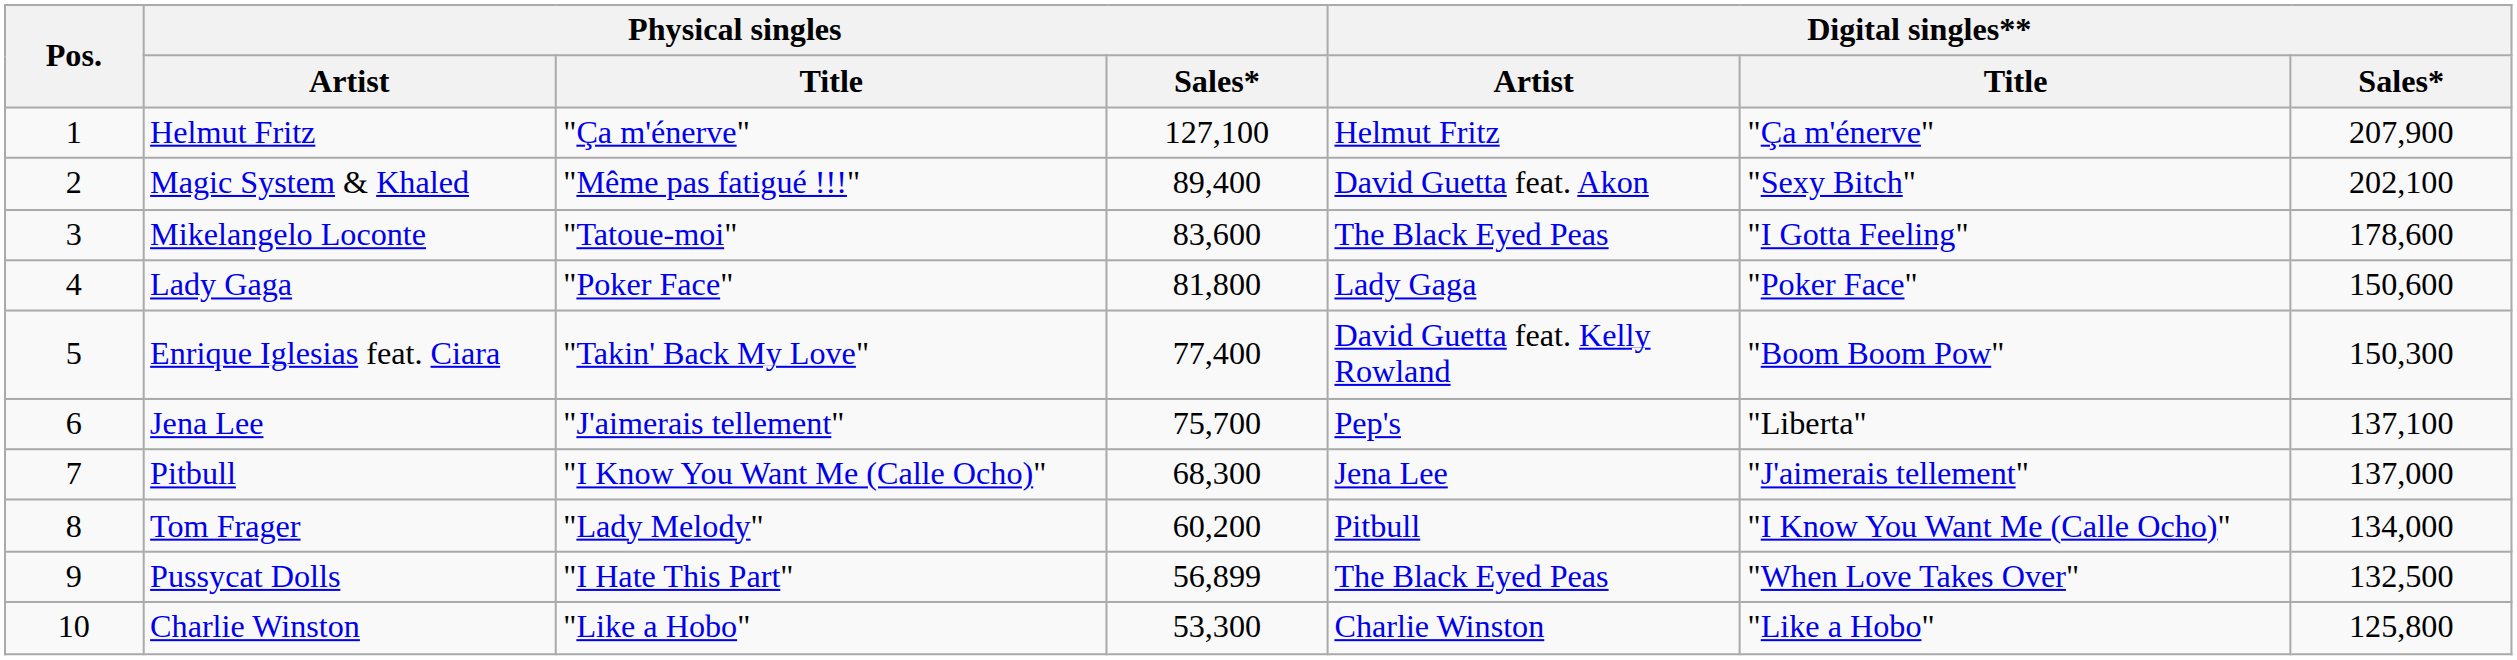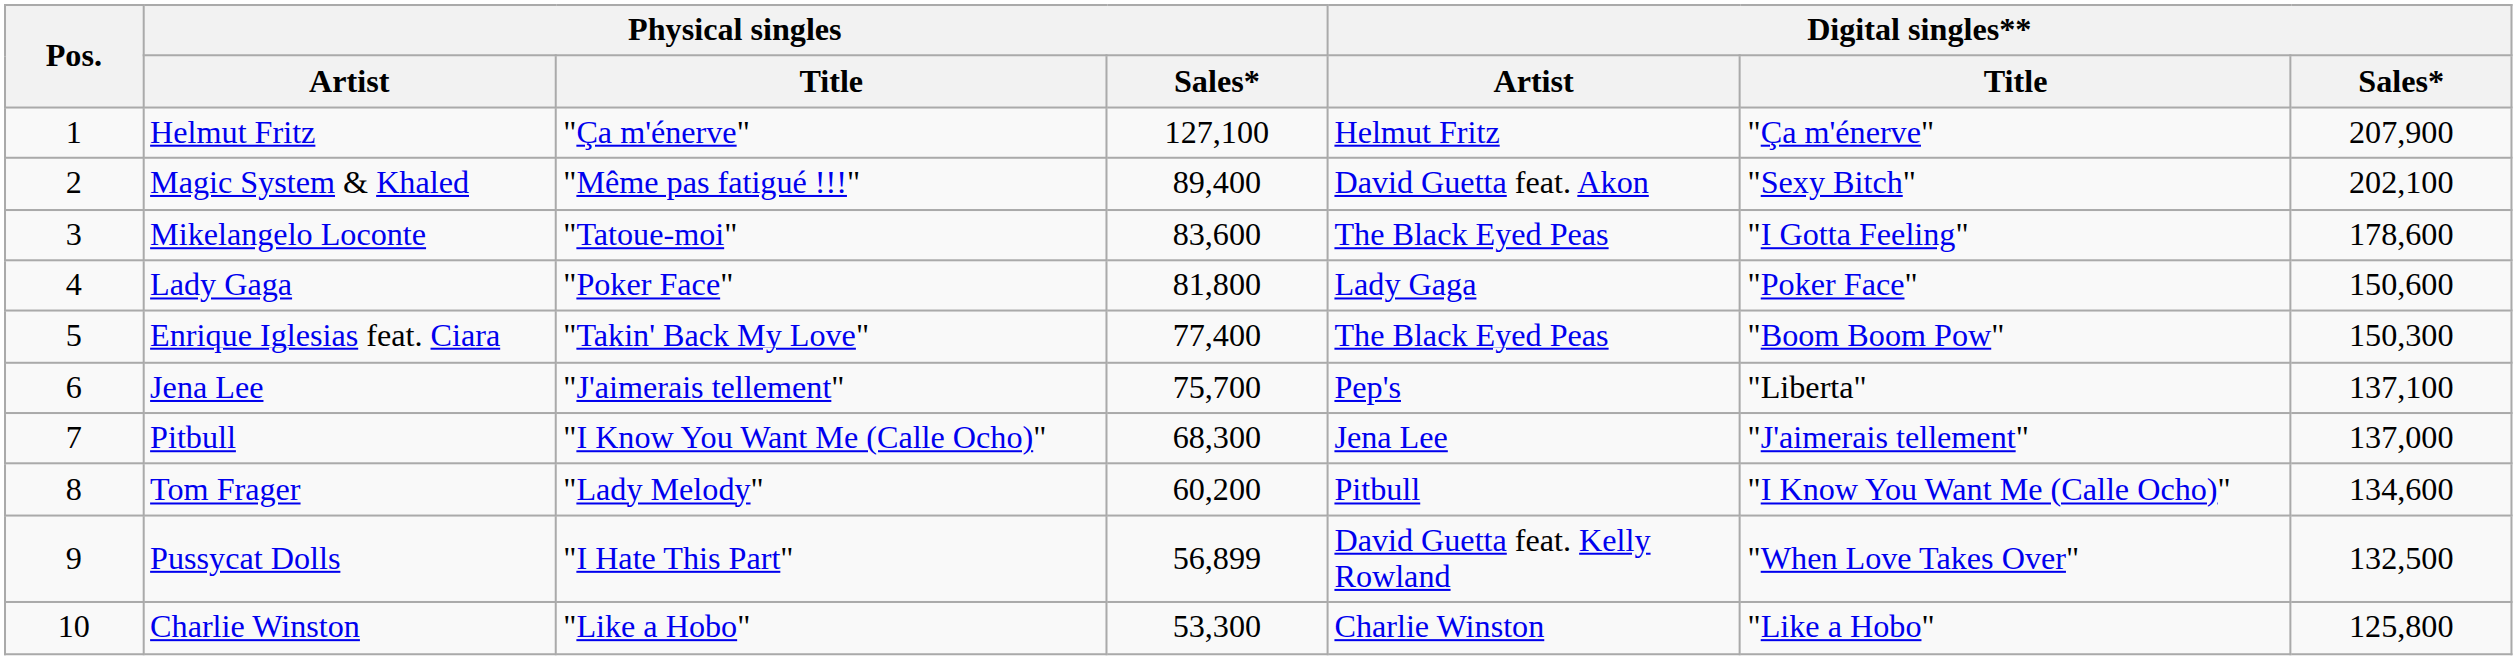(1492, 354) David Guetta feat. Kelly Rowland -> (1472, 336) The Black Eyed Peas
(2401, 525) 134,000 -> (2401, 489) 134,600
(1472, 576) The Black Eyed Peas -> (1492, 558) David Guetta feat. Kelly Rowland
